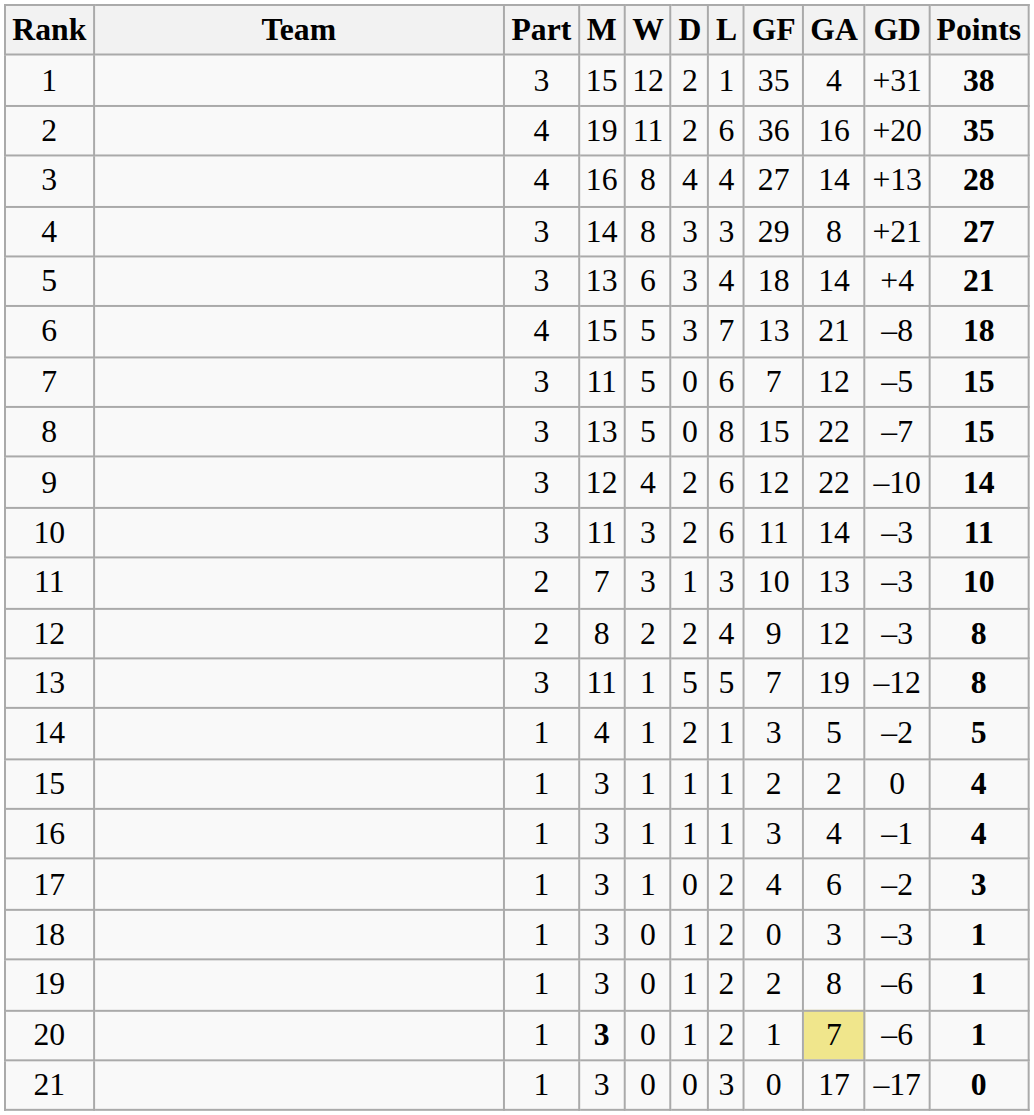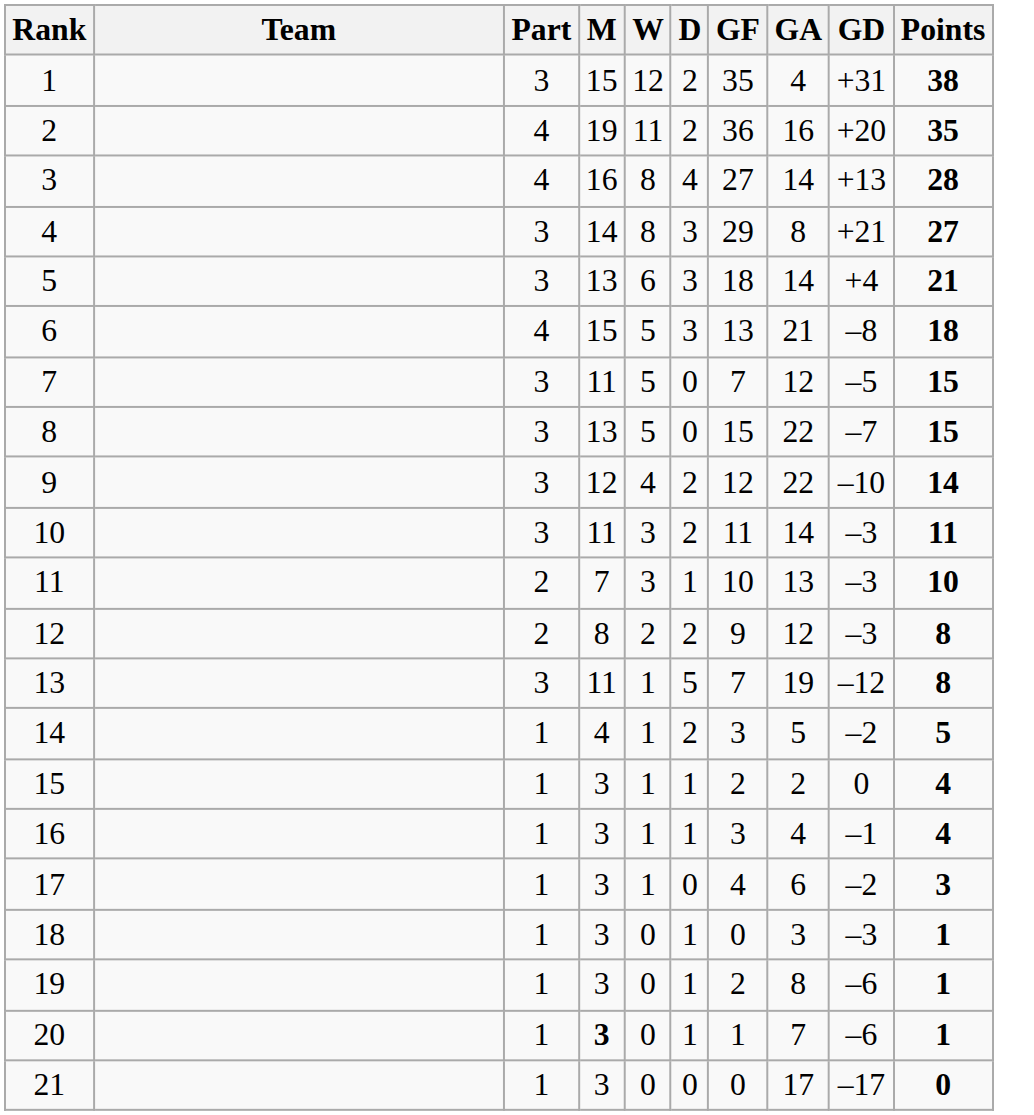- column: (726, 29)
(834, 1034) khaki background -> (798, 1034) no background
